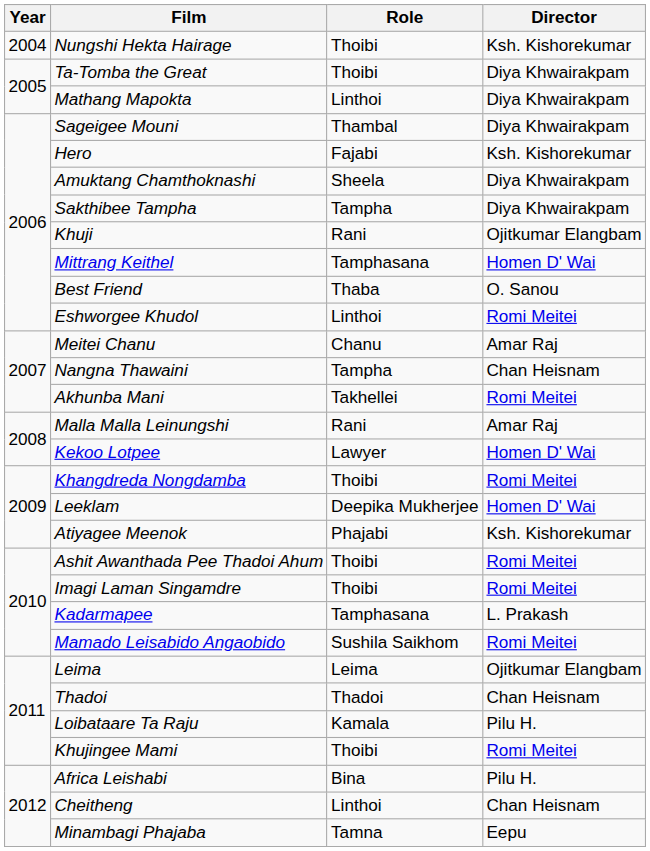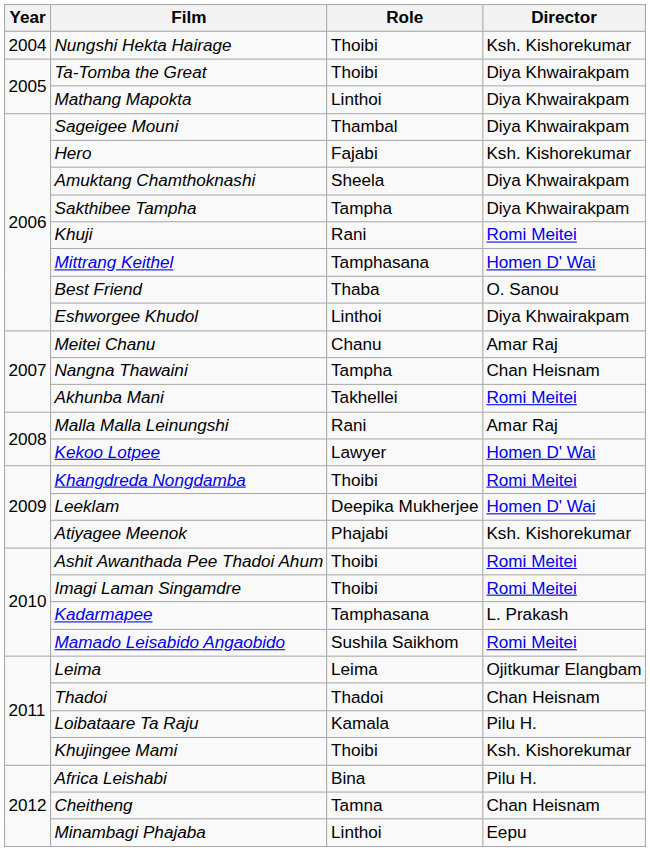(564, 235) Ojitkumar Elangbam -> (532, 235) Romi Meitei
(532, 316) Romi Meitei -> (558, 316) Diya Khwairakpam
(532, 751) Romi Meitei -> (559, 751) Ksh. Kishorekumar
(356, 805) Linthoi -> (357, 805) Tamna
(357, 832) Tamna -> (356, 832) Linthoi
